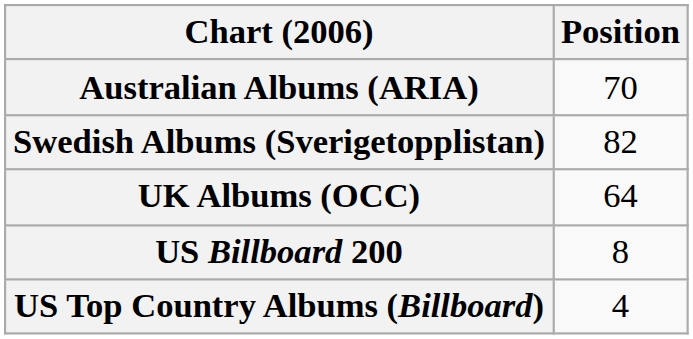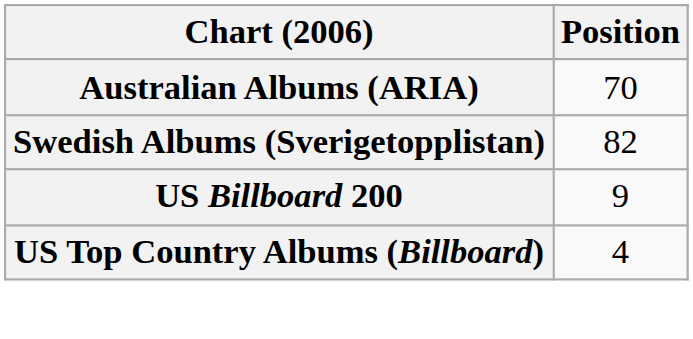- row: (279, 196)
(620, 251) 8 -> (620, 196) 9
